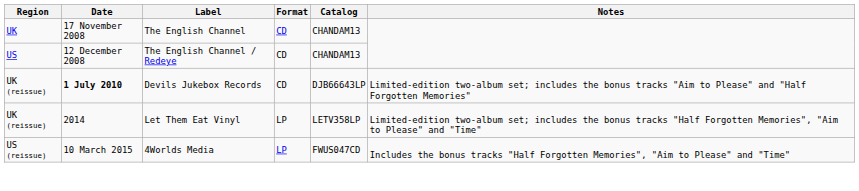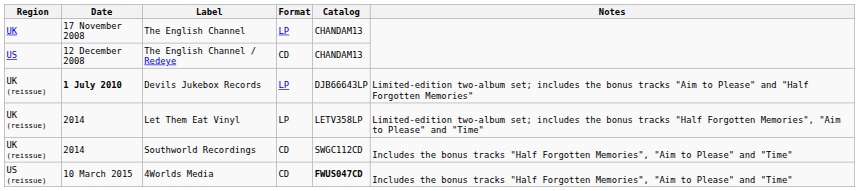(281, 31) CD -> (284, 31) LP
(281, 85) CD -> (284, 85) LP
+ row: (200, 150)
(281, 150) LP -> (284, 174) CD
(336, 150) normal -> (339, 174) bold
